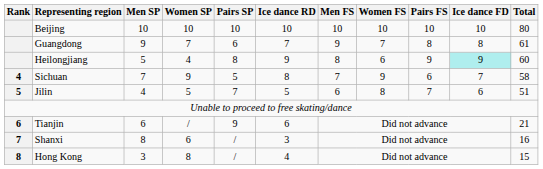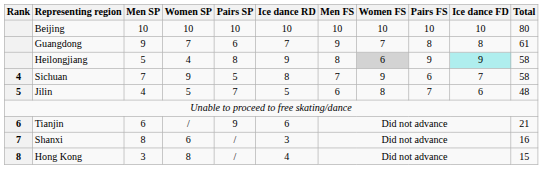(383, 60) no background -> (383, 60) lightgrey background
(524, 60) 60 -> (524, 60) 58
(524, 92) 51 -> (524, 92) 48
